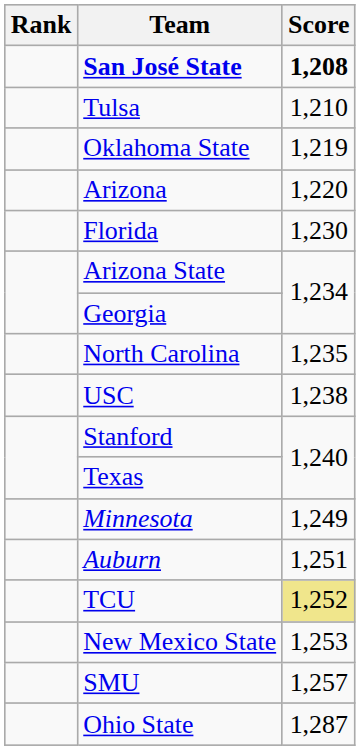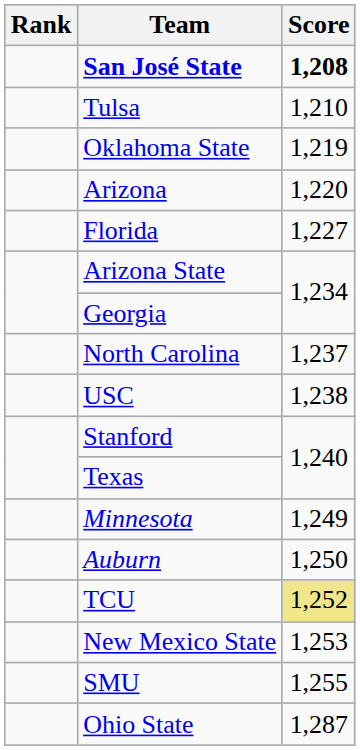(319, 230) 1,230 -> (319, 230) 1,227
(319, 353) 1,235 -> (319, 353) 1,237
(319, 559) 1,251 -> (319, 559) 1,250
(319, 682) 1,257 -> (319, 682) 1,255
